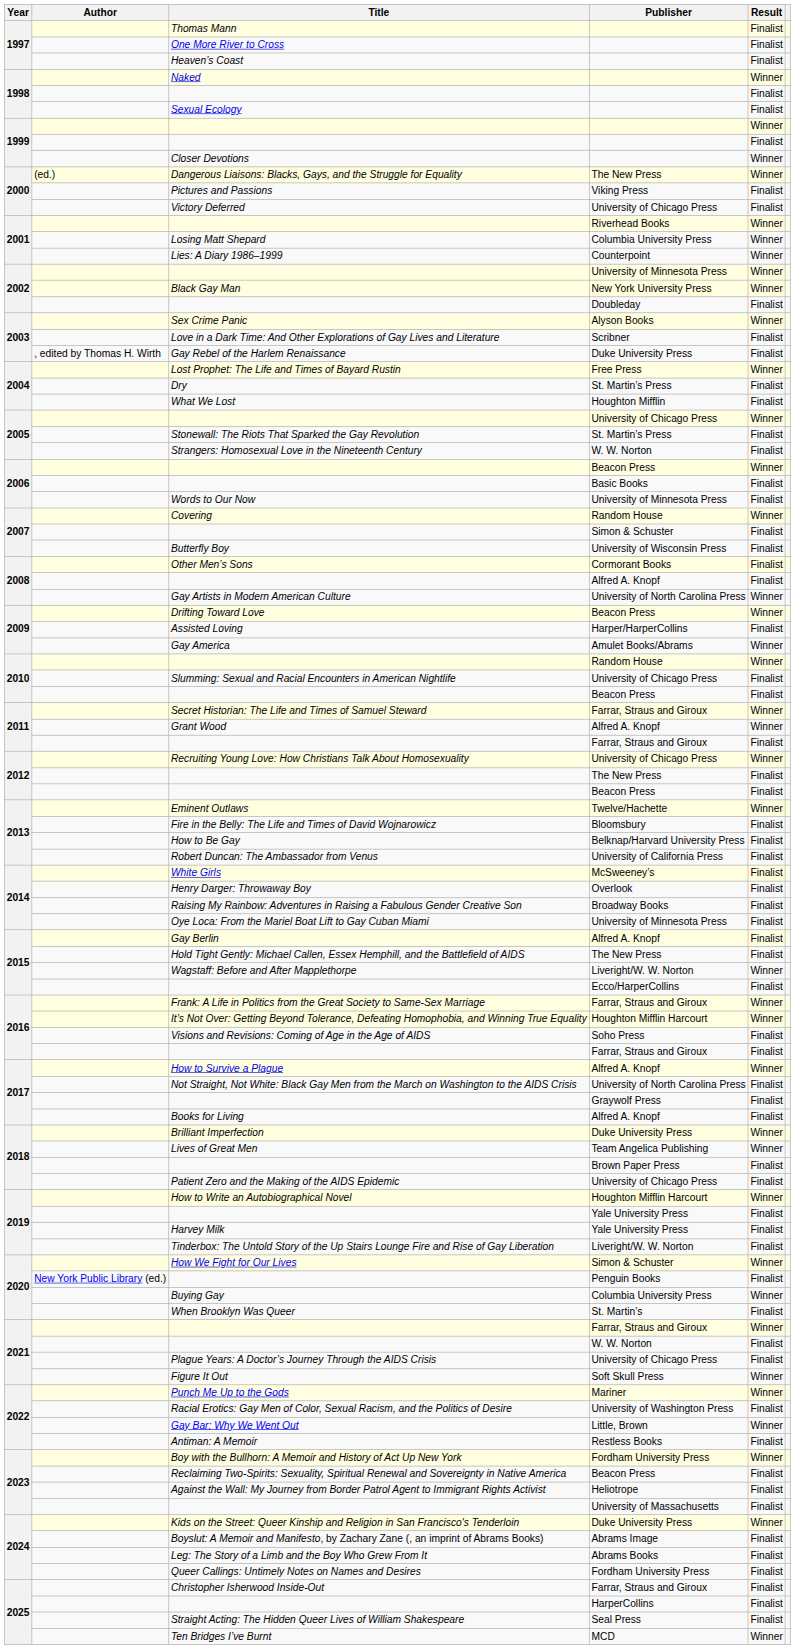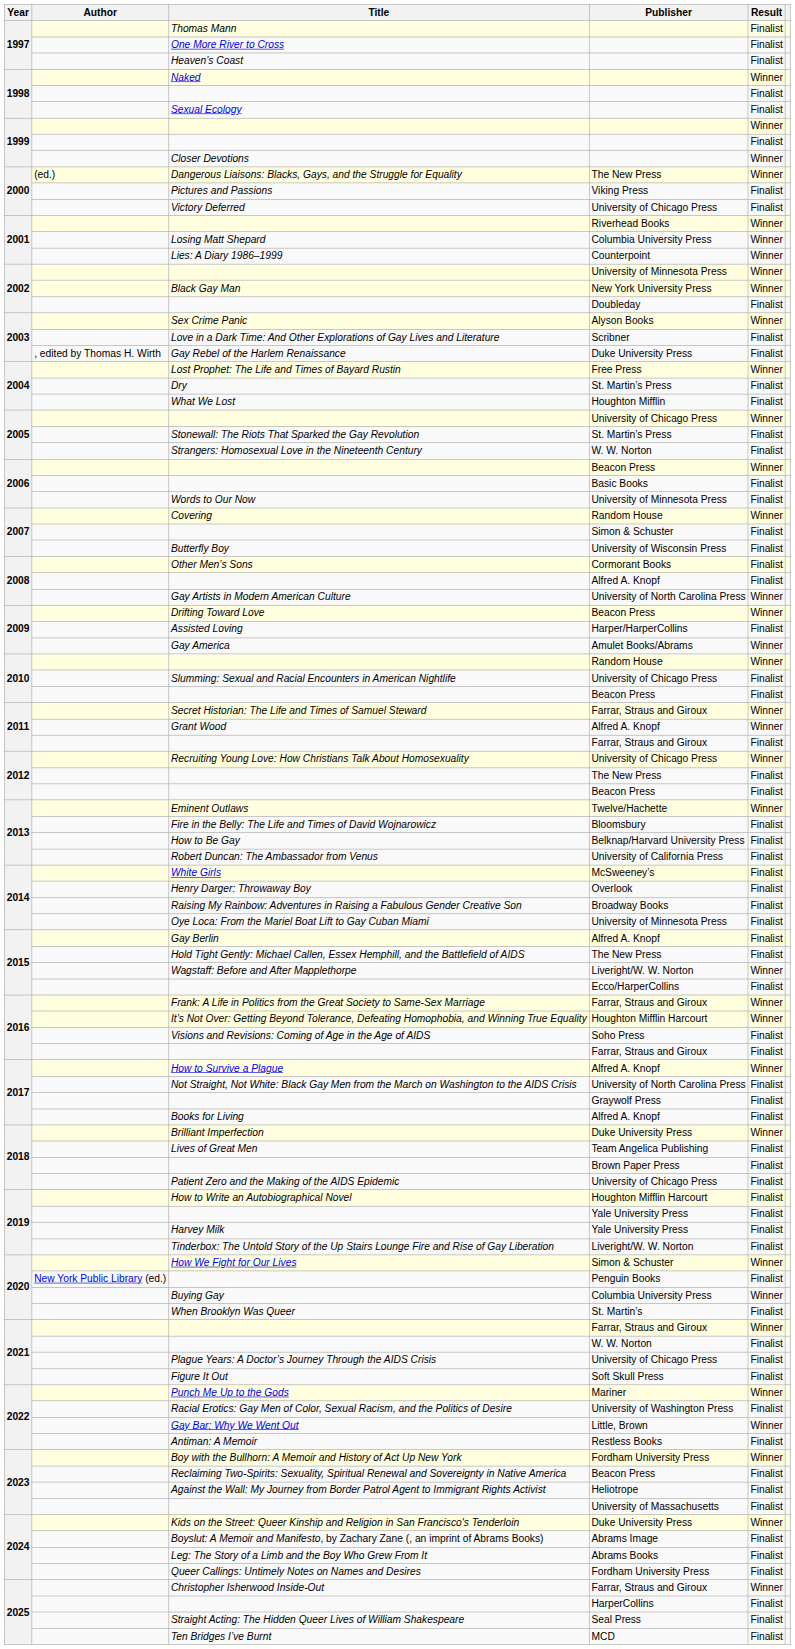(767, 1149) Winner -> (767, 1149) Finalist
(767, 1198) Winner -> (767, 1198) Finalist
(767, 1376) Winner -> (767, 1376) Finalist
(767, 1587) Finalist -> (767, 1587) Winner
(767, 1636) Winner -> (767, 1636) Finalist
